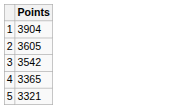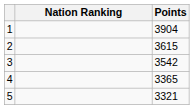+ column: (84, 12)
(29, 46) 3605 -> (166, 46) 3615
